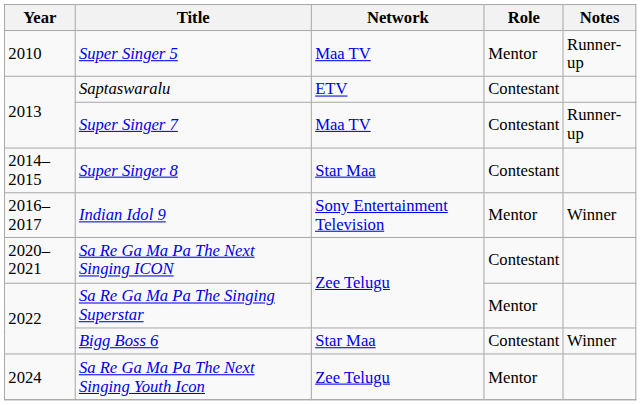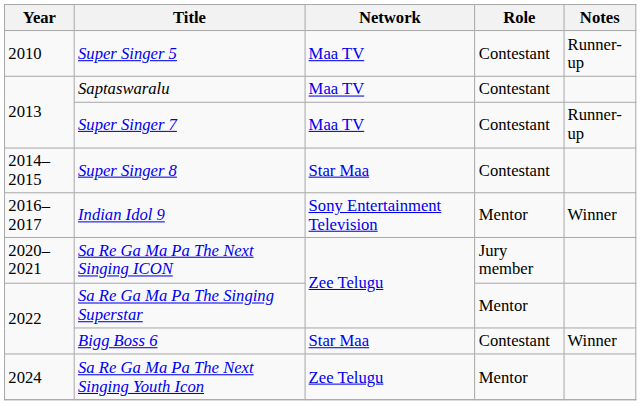(513, 53) Mentor -> (514, 53) Contestant
(331, 89) ETV -> (336, 89) Maa TV
(524, 260) Contestant -> (506, 260) Jury member
